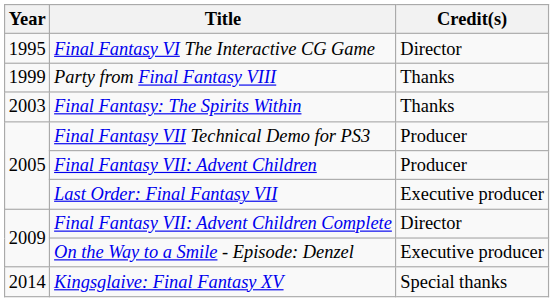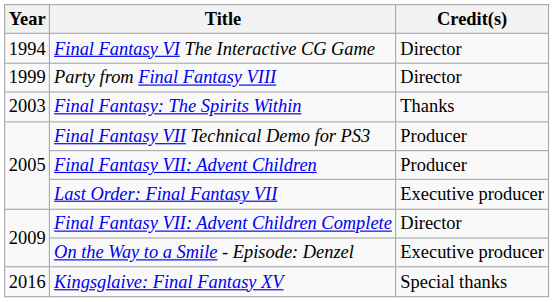(27, 48) 1995 -> (27, 48) 1994
(427, 77) Thanks -> (431, 77) Director
(27, 281) 2014 -> (27, 281) 2016
